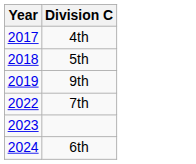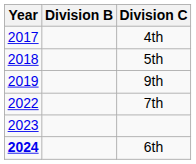+ column: (79, 15)
(23, 147) normal -> (23, 147) bold
